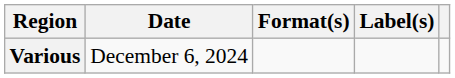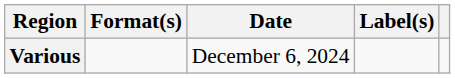columns swapped: (169, 21) <-> (304, 21)
